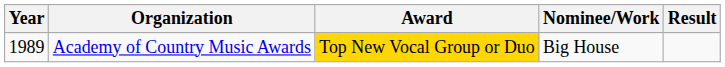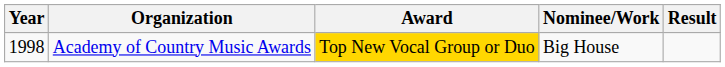(27, 47) 1989 -> (27, 47) 1998
